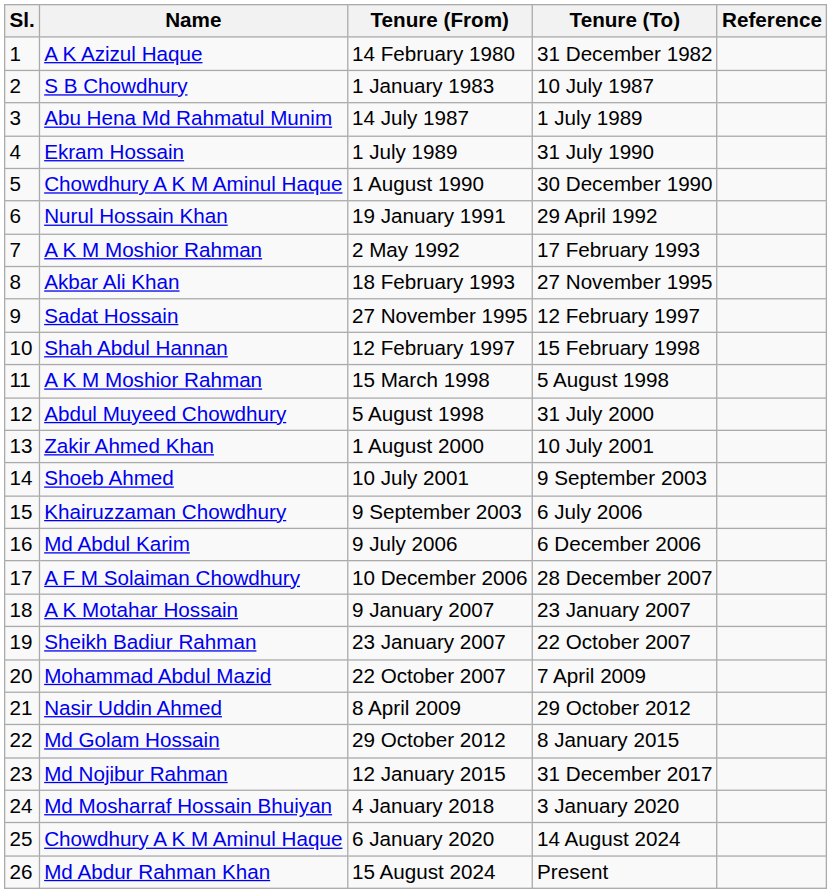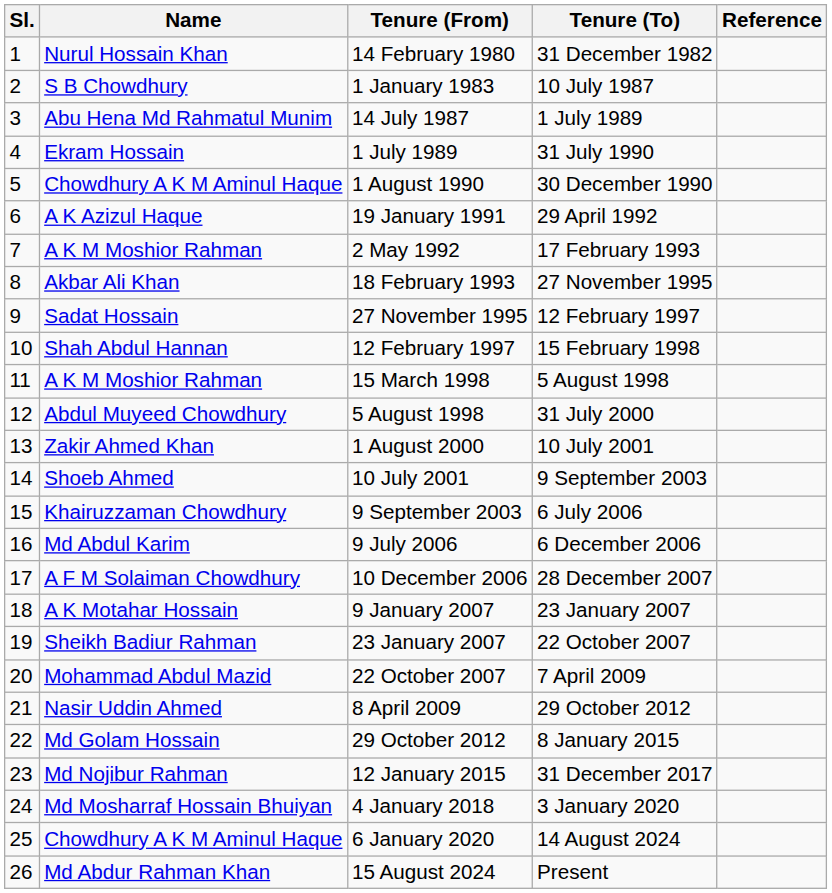(123, 53) A K Azizul Haque -> (136, 53) Nurul Hossain Khan
(136, 217) Nurul Hossain Khan -> (123, 217) A K Azizul Haque
